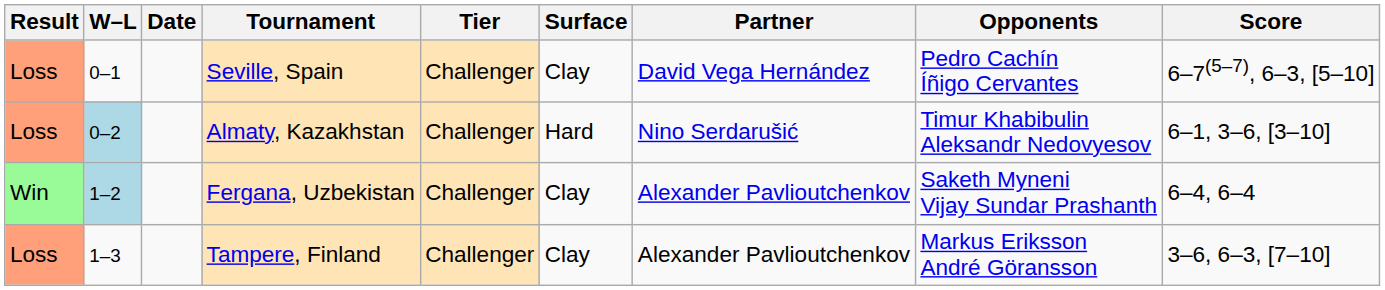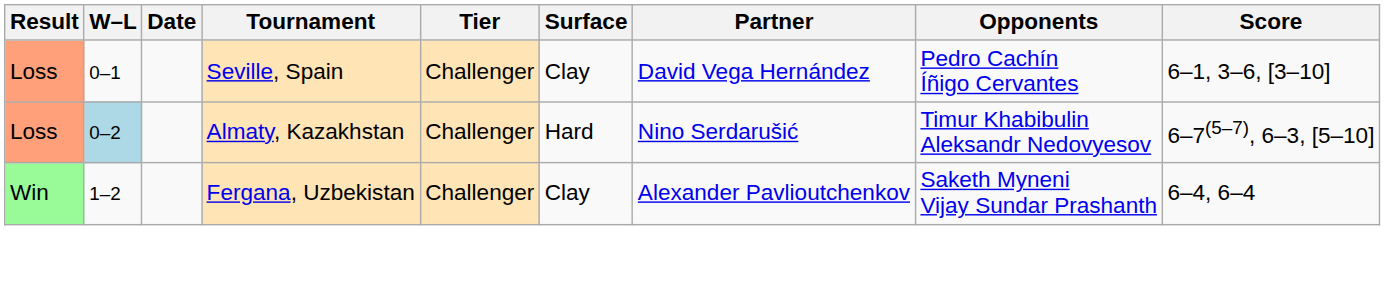(1271, 70) 6–7(5–7), 6–3, [5–10] -> (1249, 70) 6–1, 3–6, [3–10]
(1249, 132) 6–1, 3–6, [3–10] -> (1271, 132) 6–7(5–7), 6–3, [5–10]
(105, 194) lightblue background -> (105, 194) no background
- row: (294, 254)
